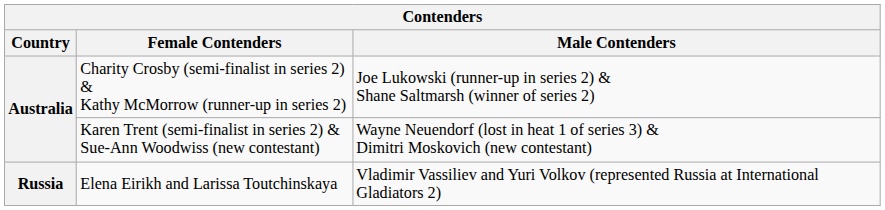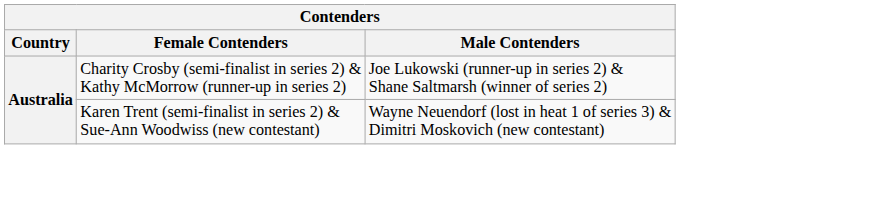- row: (209, 183)
